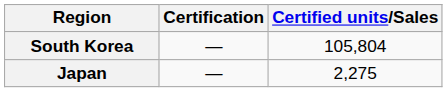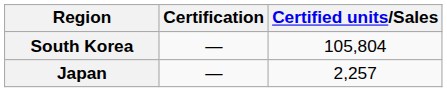(355, 73) 2,275 -> (355, 73) 2,257
